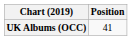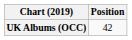(108, 27) 41 -> (108, 27) 42
